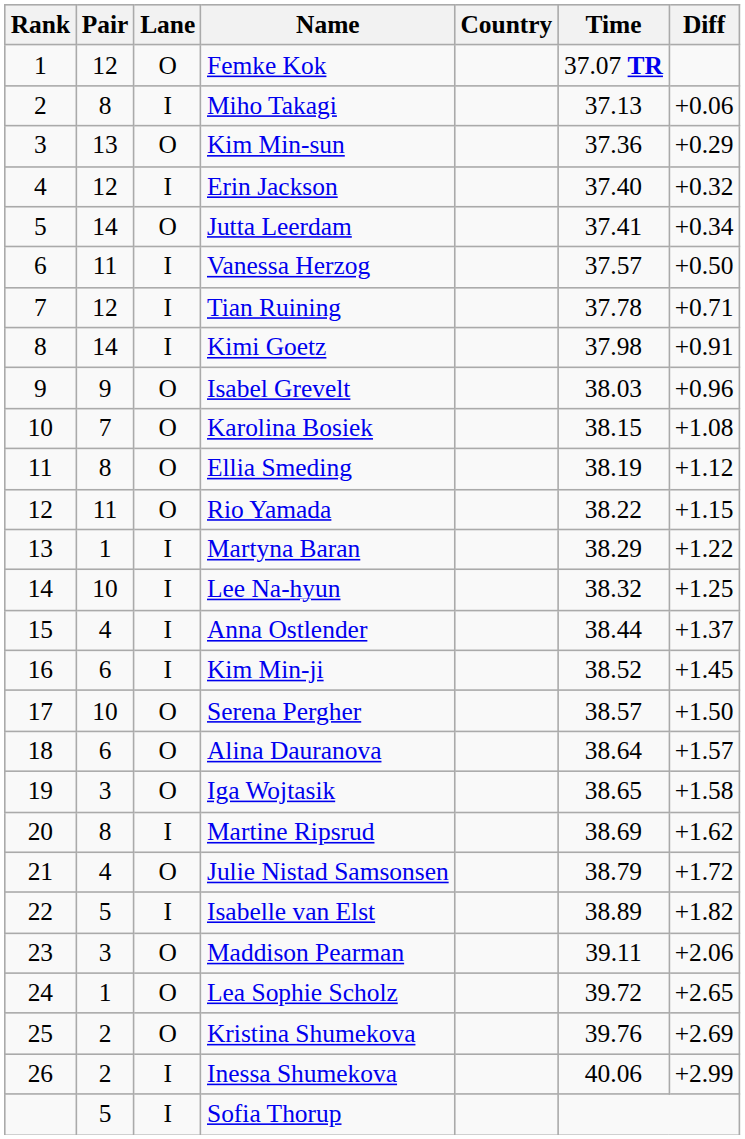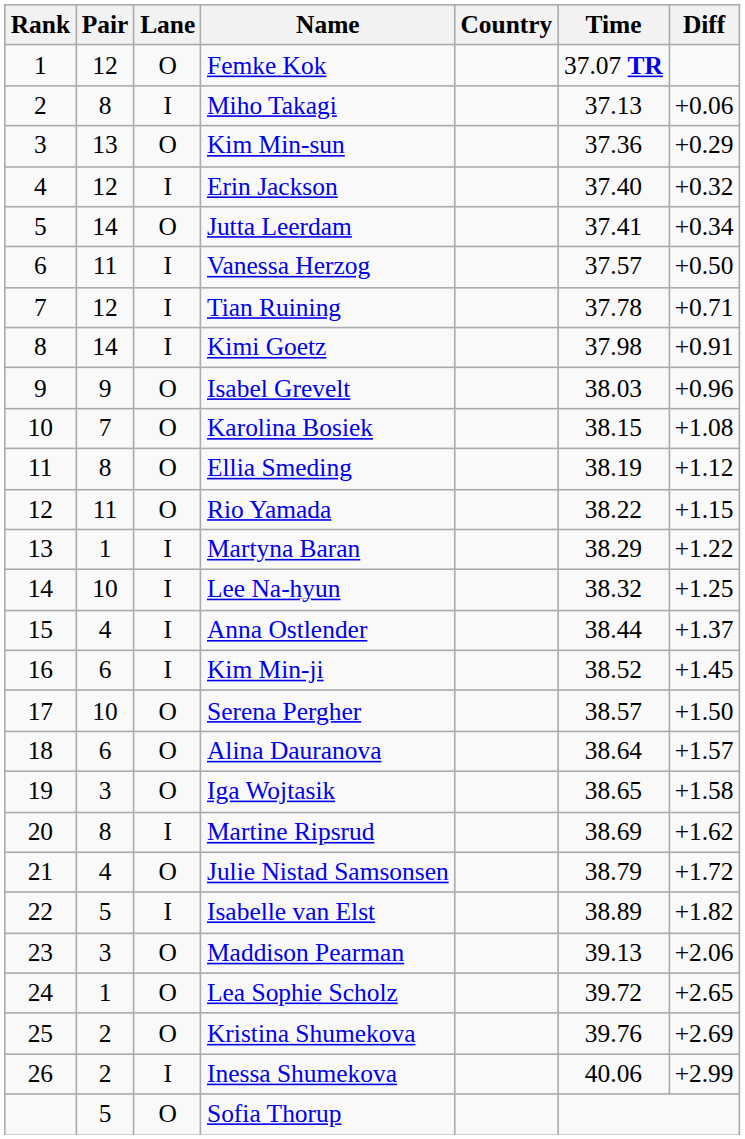(613, 952) 39.11 -> (613, 952) 39.13
(168, 1114) I -> (168, 1114) O
